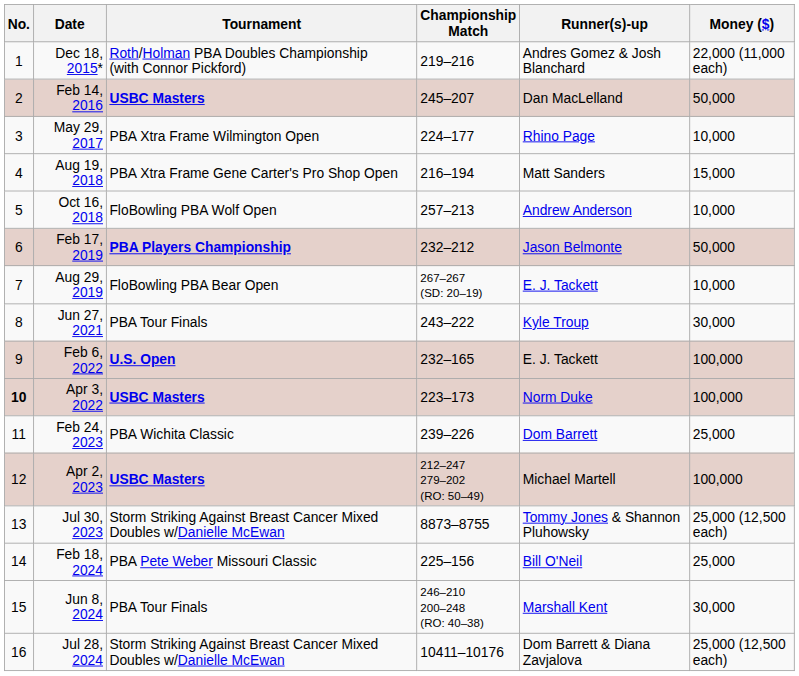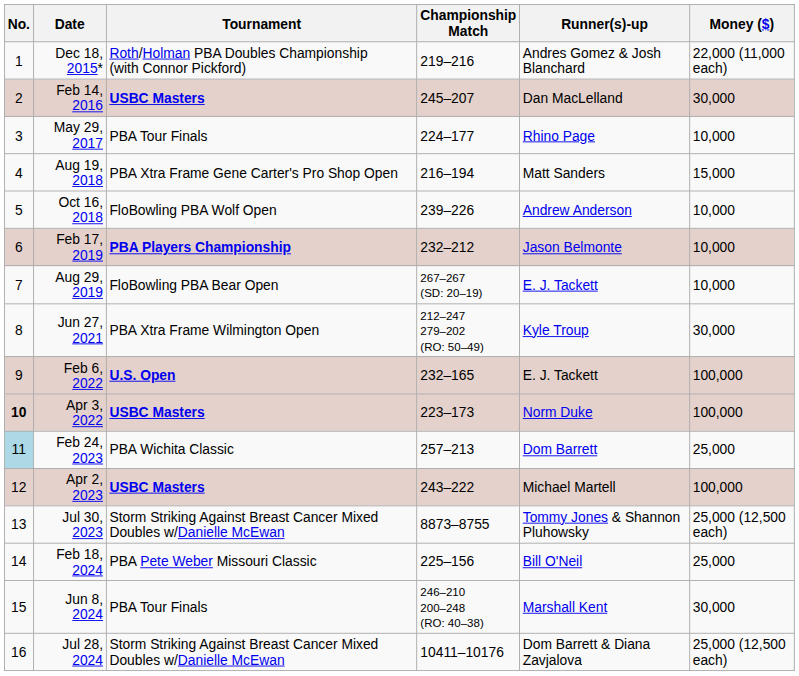(714, 98) 50,000 -> (714, 98) 30,000
(214, 135) PBA Xtra Frame Wilmington Open -> (158, 135) PBA Tour Finals
(447, 210) 257–213 -> (447, 210) 239–226
(714, 248) 50,000 -> (714, 248) 10,000
(158, 322) PBA Tour Finals -> (214, 330) PBA Xtra Frame Wilmington Open
(447, 322) 243–222 -> (452, 331) 212–247 279–202 (RO: 50–49)
(19, 434) no background -> (19, 450) lightblue background
(447, 434) 239–226 -> (447, 450) 257–213
(452, 481) 212–247 279–202 (RO: 50–49) -> (447, 487) 243–222
